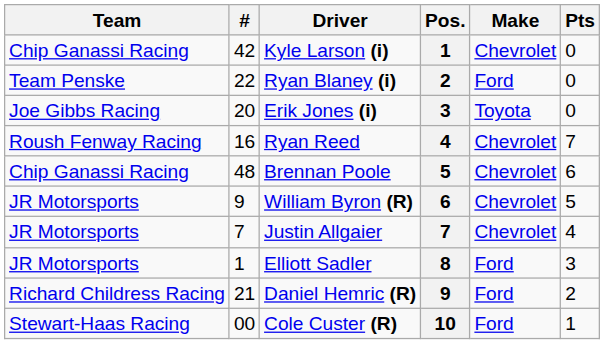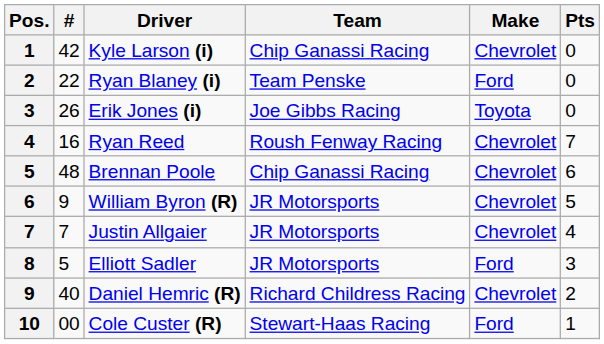columns swapped: (445, 20) <-> (117, 20)
(245, 111) 20 -> (69, 111) 26
(239, 263) 1 -> (64, 263) 5
(245, 293) 21 -> (69, 293) 40
(494, 293) Ford -> (515, 293) Chevrolet
